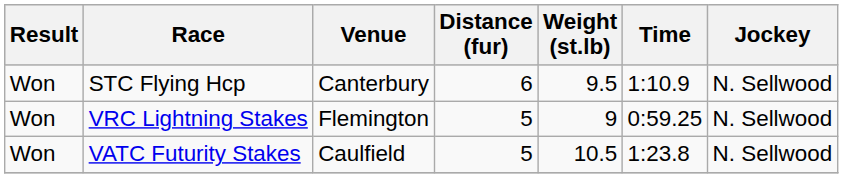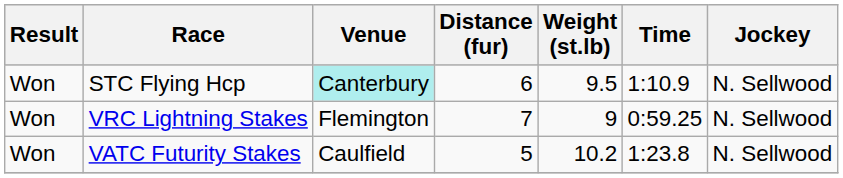(374, 82) no background -> (374, 82) paleturquoise background
(526, 118) 5 -> (526, 118) 7
(595, 154) 10.5 -> (595, 154) 10.2
